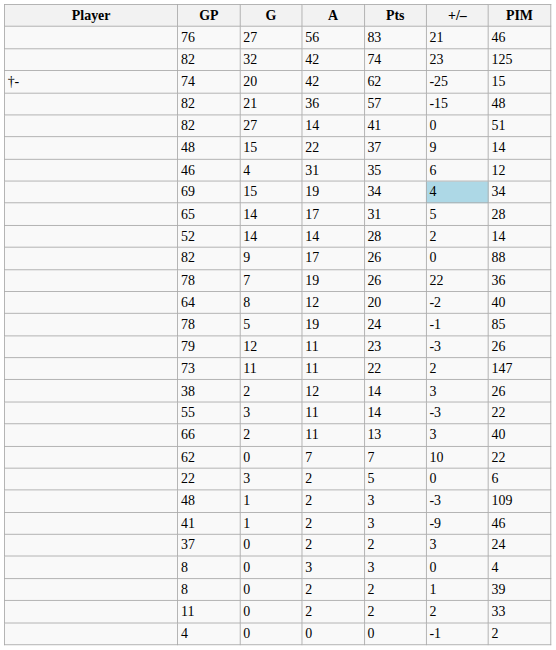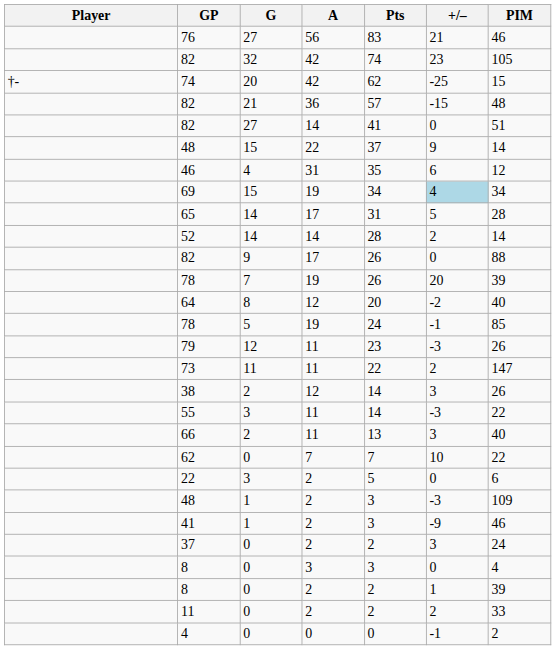(502, 59) 125 -> (502, 59) 105
(436, 280) 22 -> (436, 280) 20
(499, 280) 36 -> (499, 280) 39
